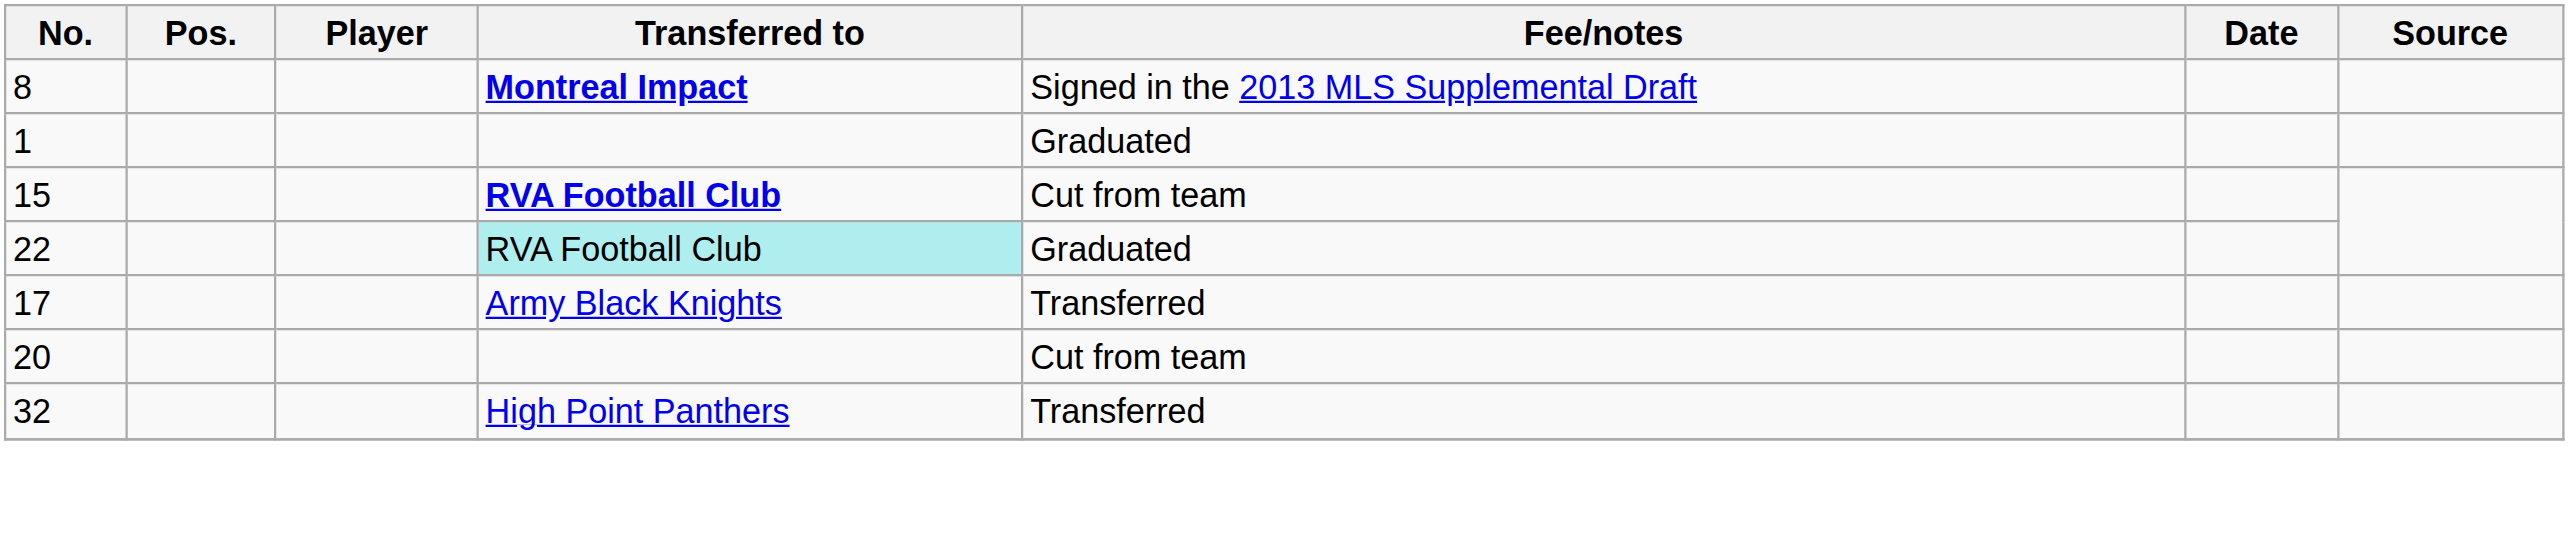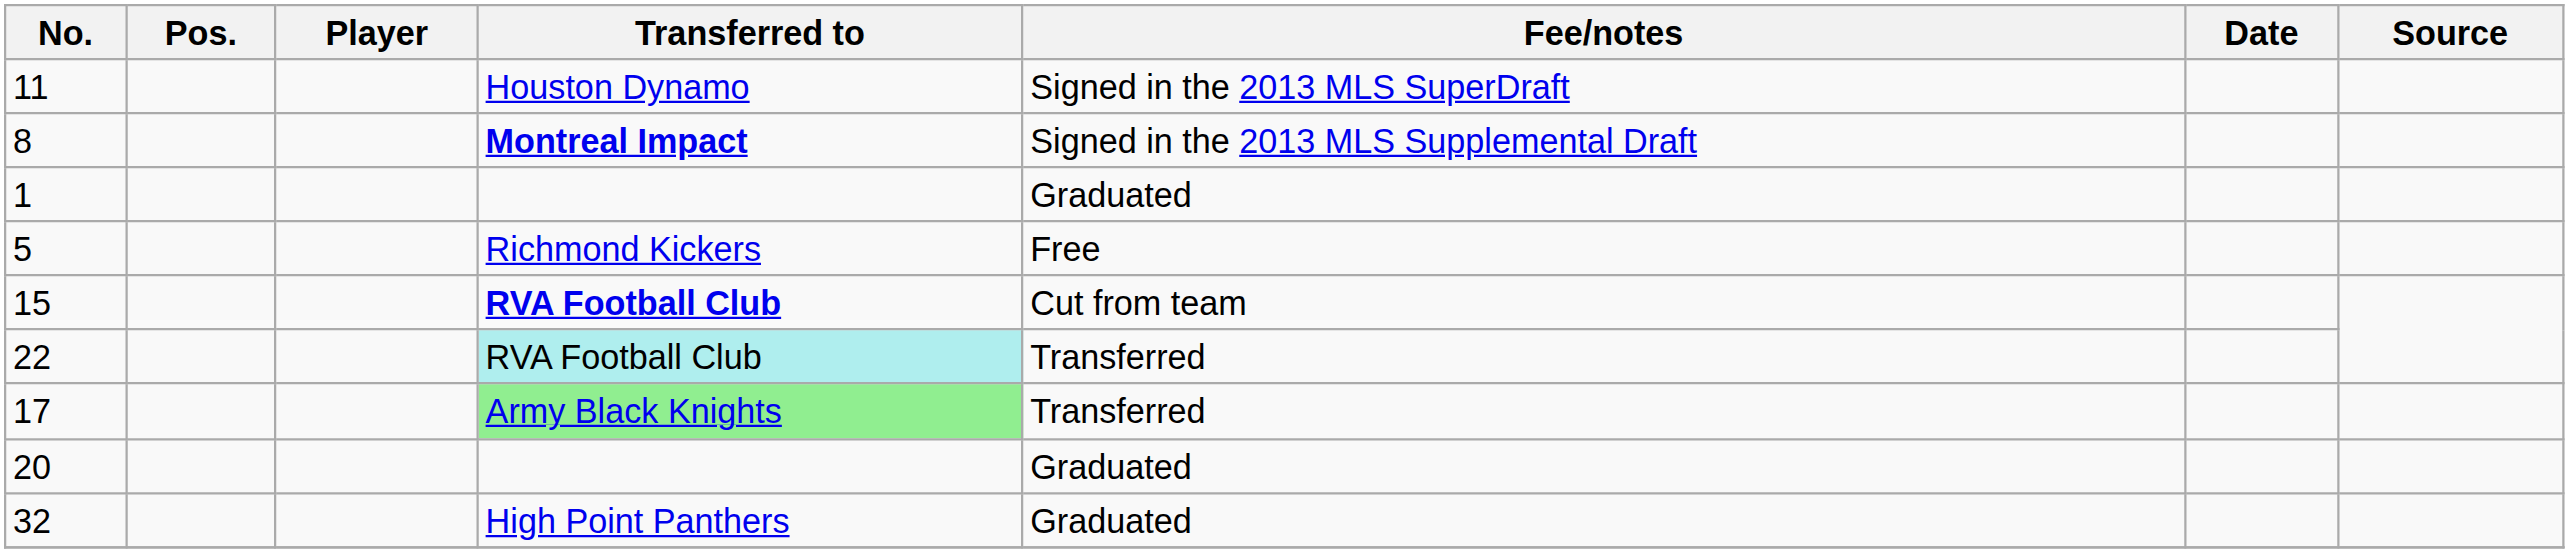+ row: (31, 87)
+ row: (23, 249)
(1111, 249) Graduated -> (1118, 357) Transferred
(634, 303) no background -> (634, 411) lightgreen background
(1138, 357) Cut from team -> (1111, 466) Graduated
(1118, 411) Transferred -> (1111, 520) Graduated
